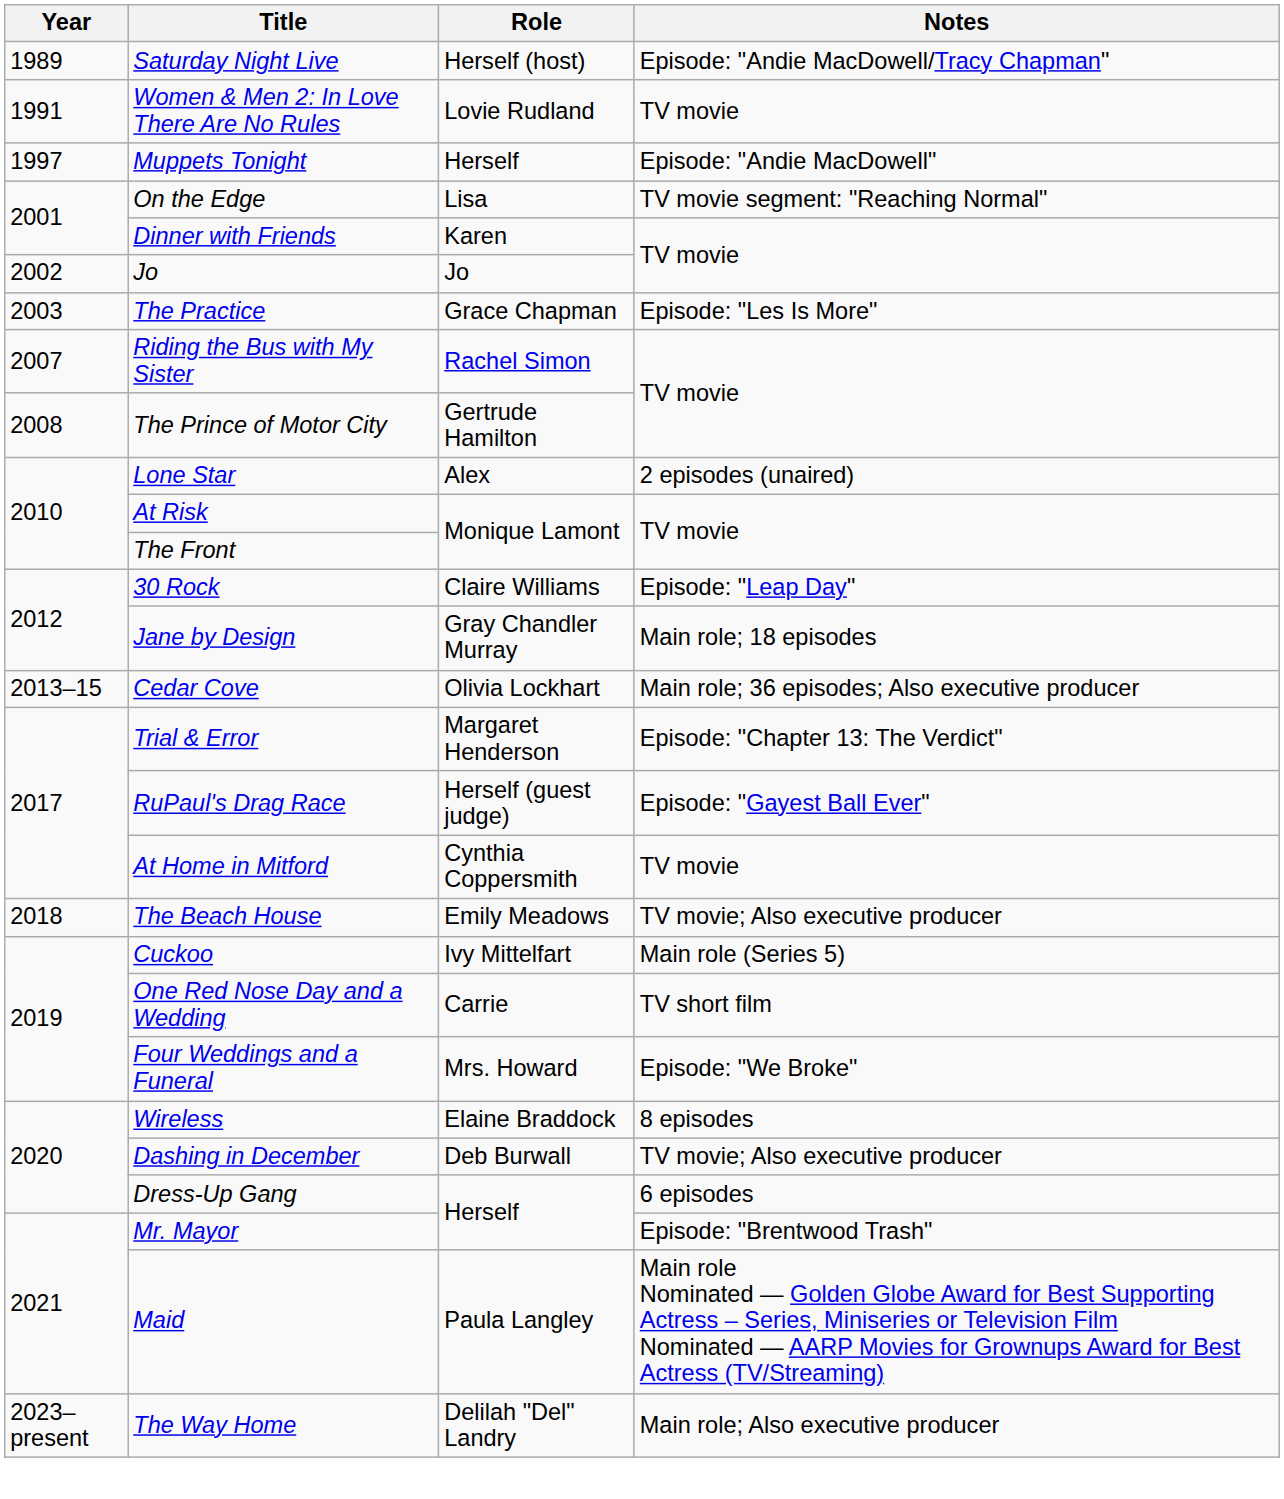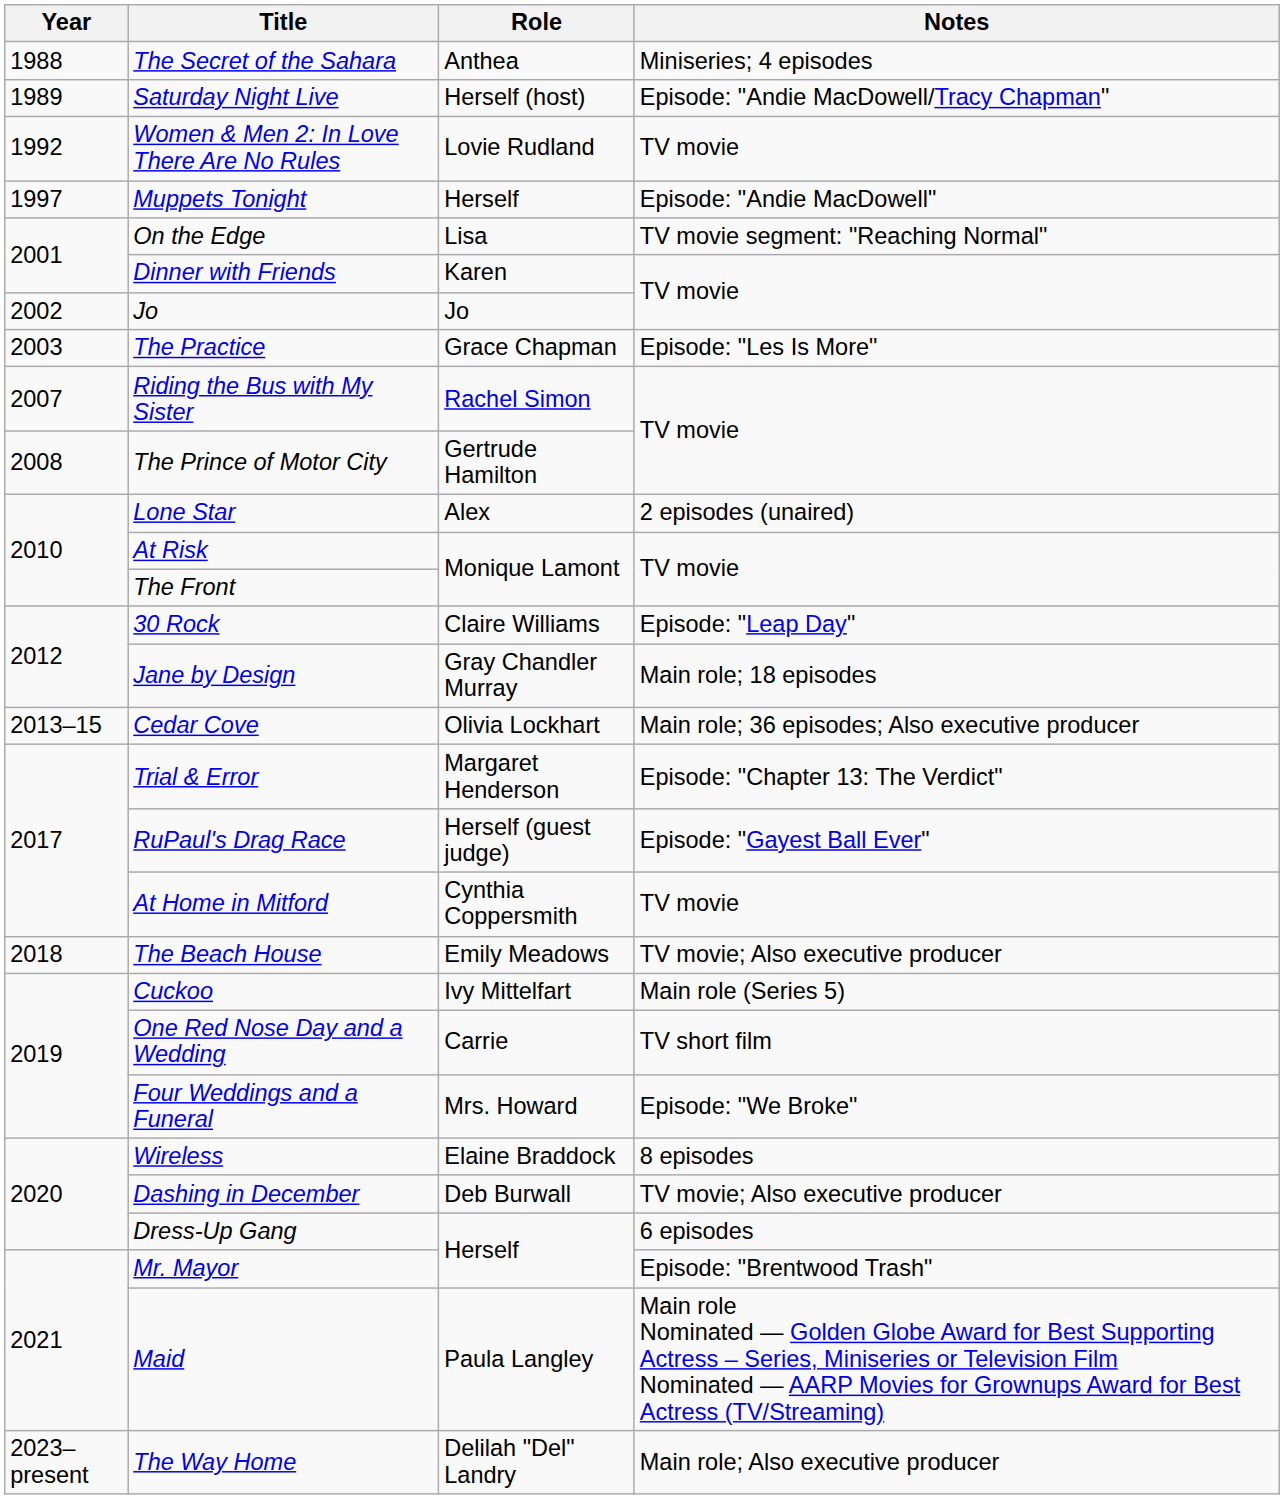+ row: (265, 60)
(36, 110) 1991 -> (36, 148) 1992
